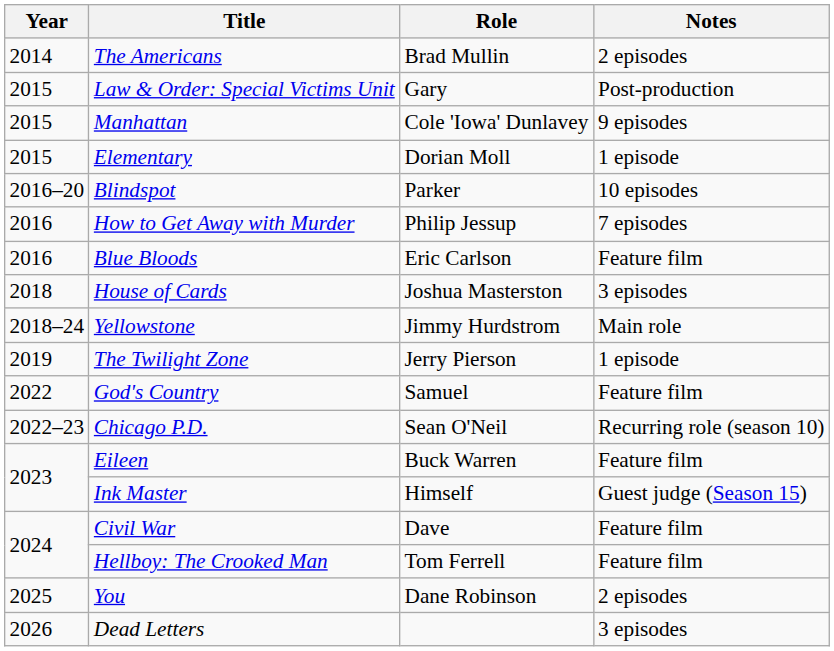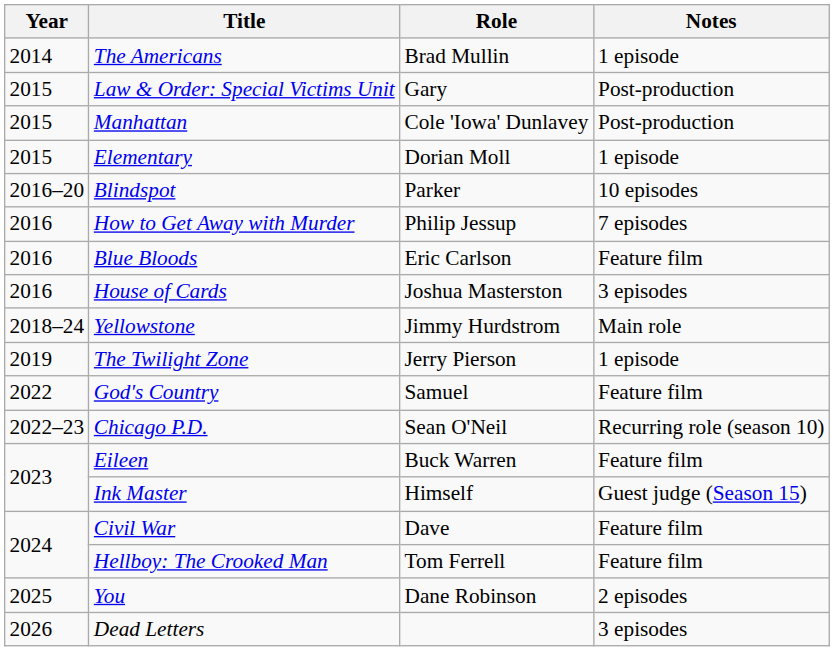(643, 55) 2 episodes -> (639, 55) 1 episode
(643, 122) 9 episodes -> (666, 122) Post-production
(31, 291) 2018 -> (31, 291) 2016
